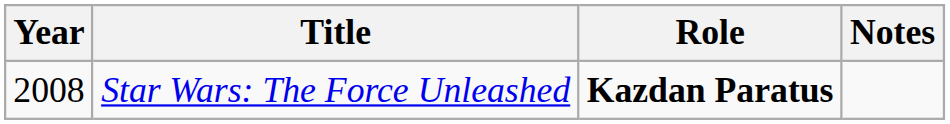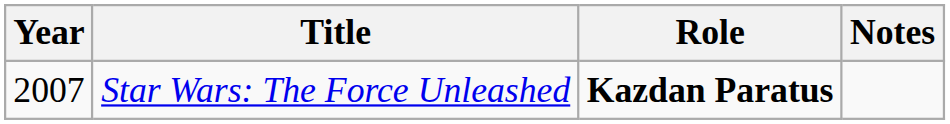(49, 89) 2008 -> (49, 89) 2007
